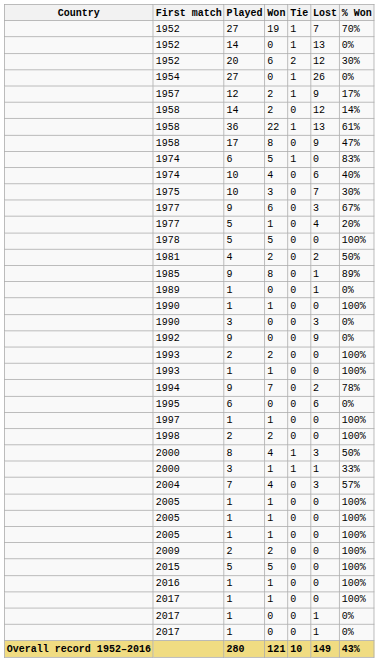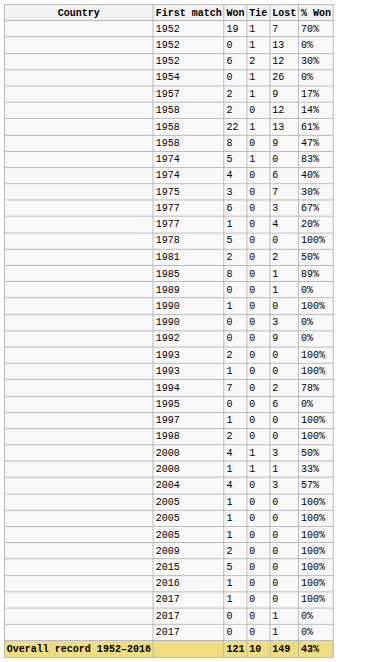- column: (245, 13)
